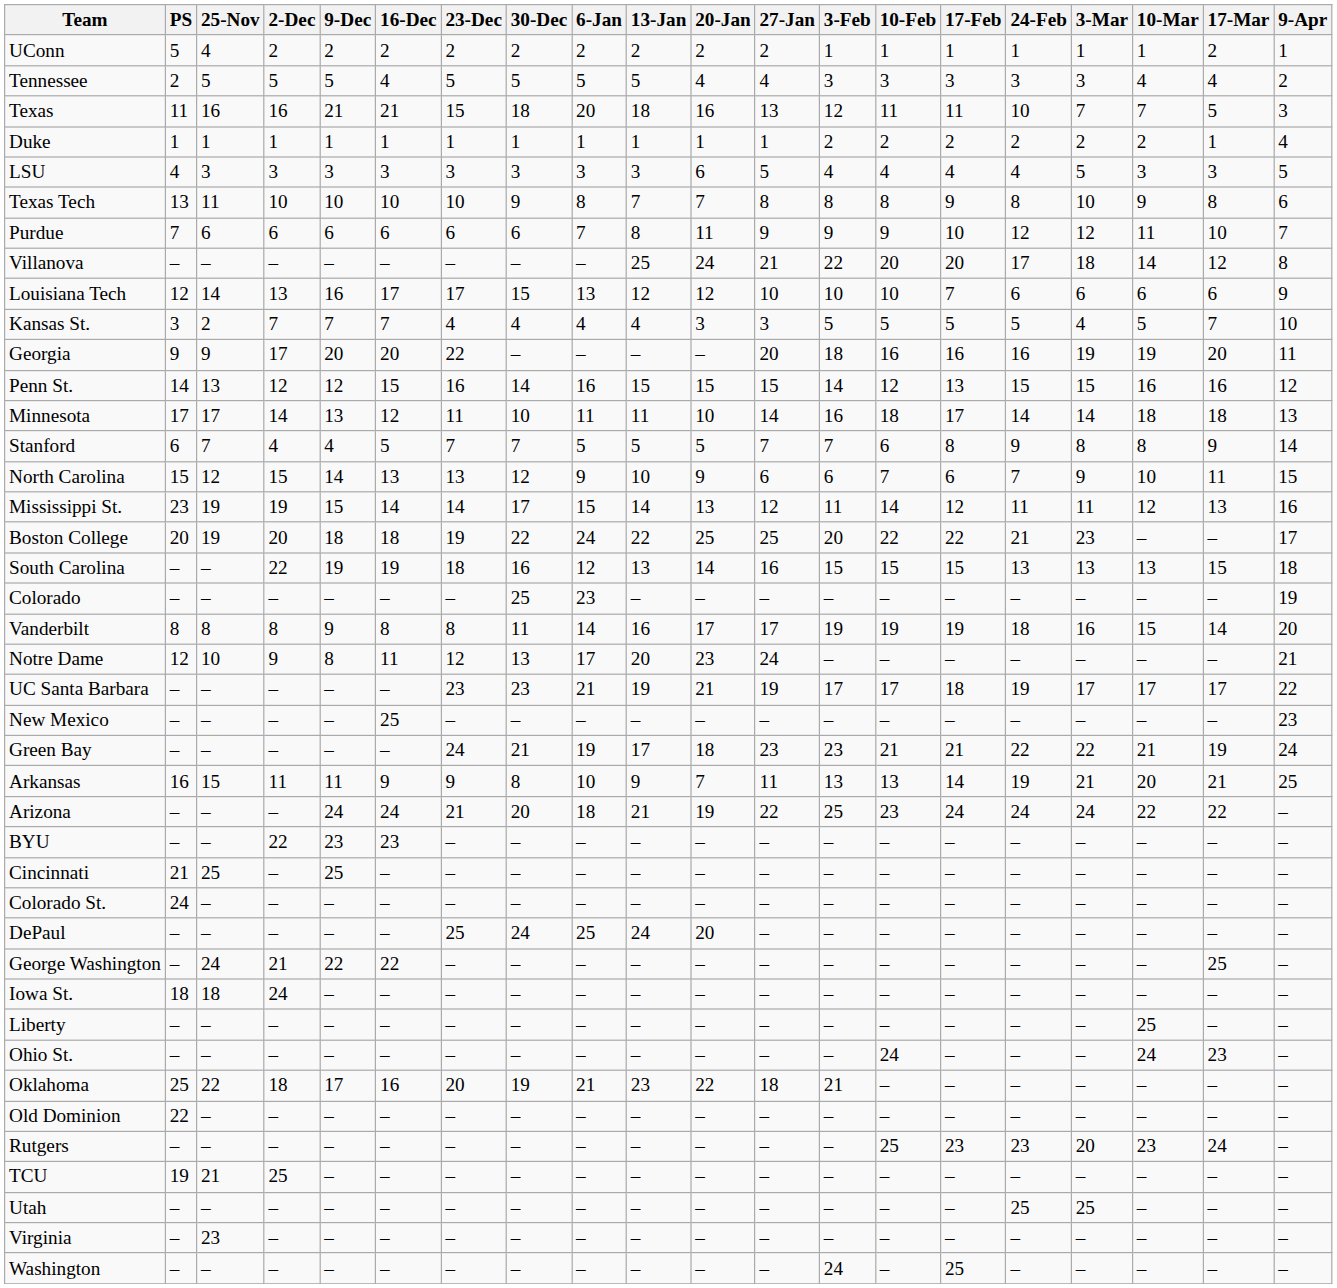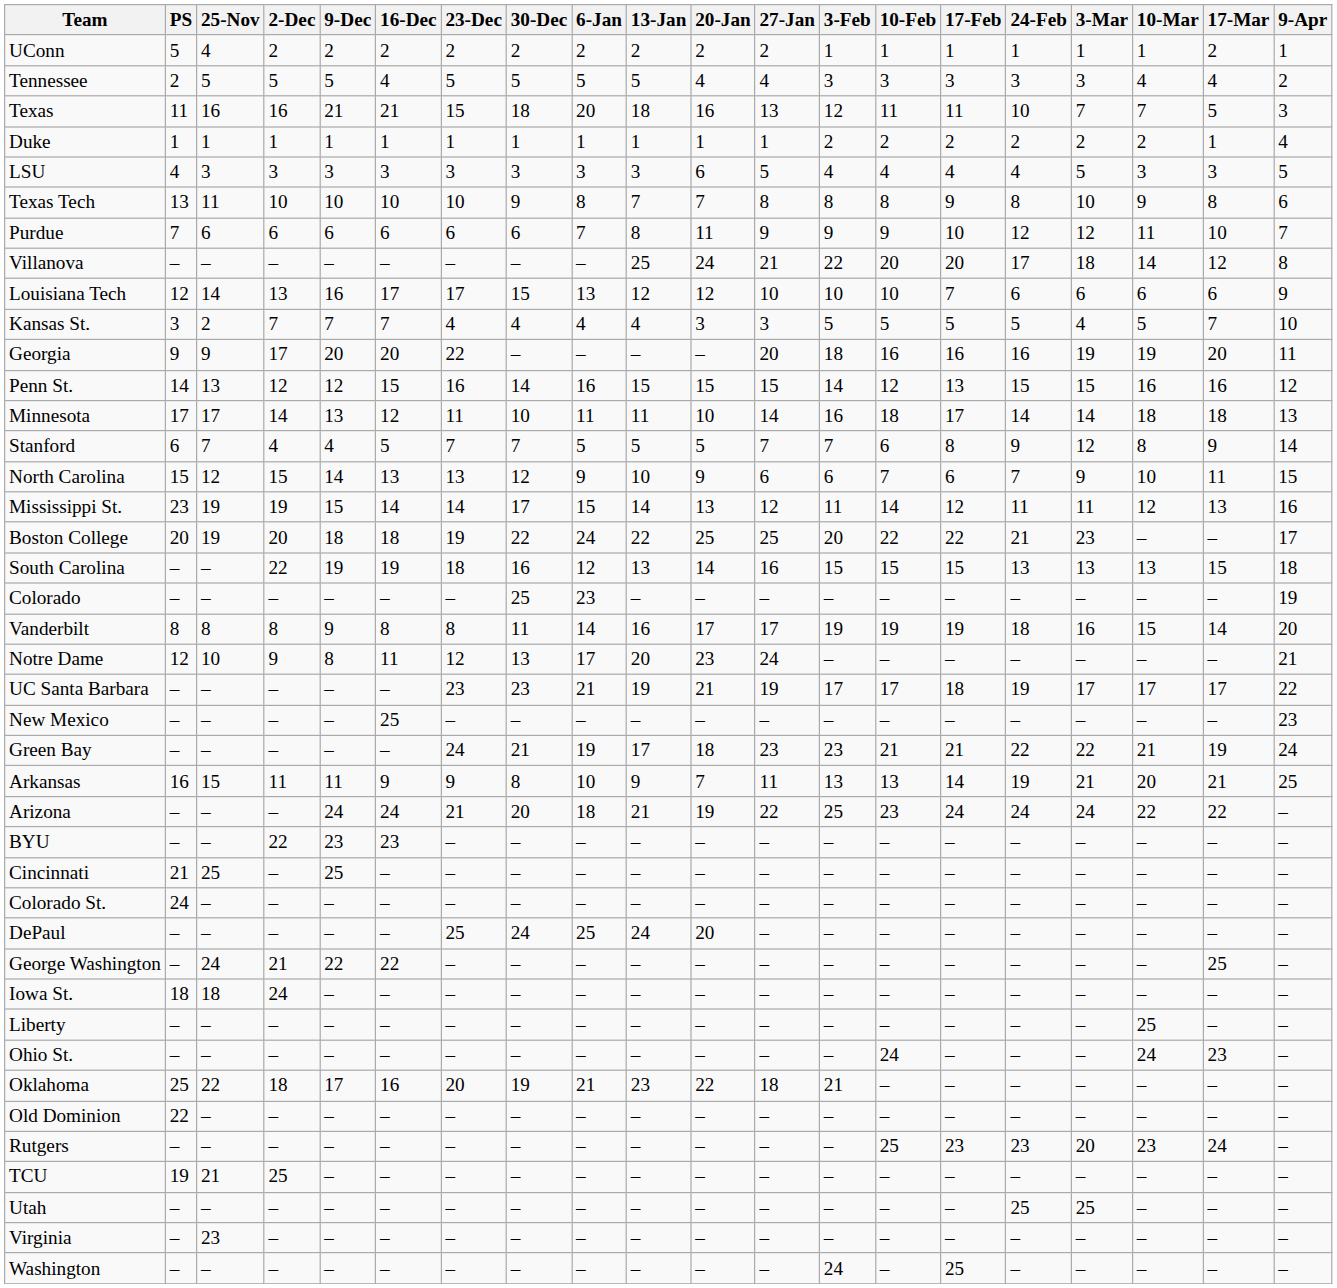(1081, 446) 8 -> (1085, 446) 12
